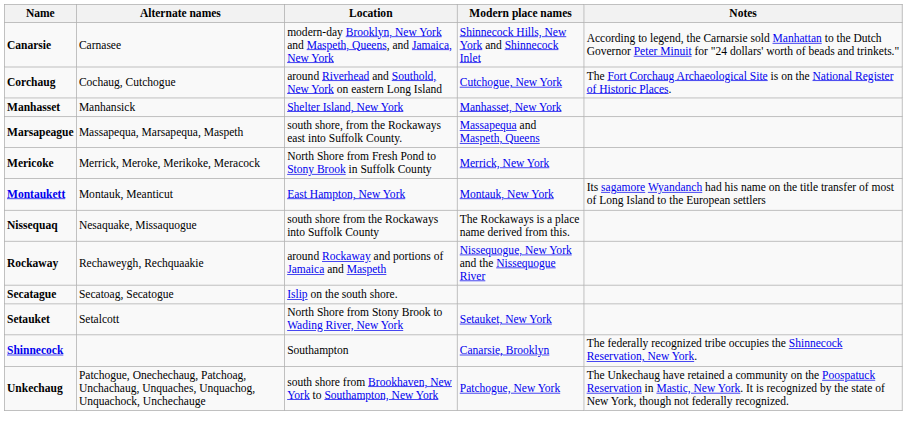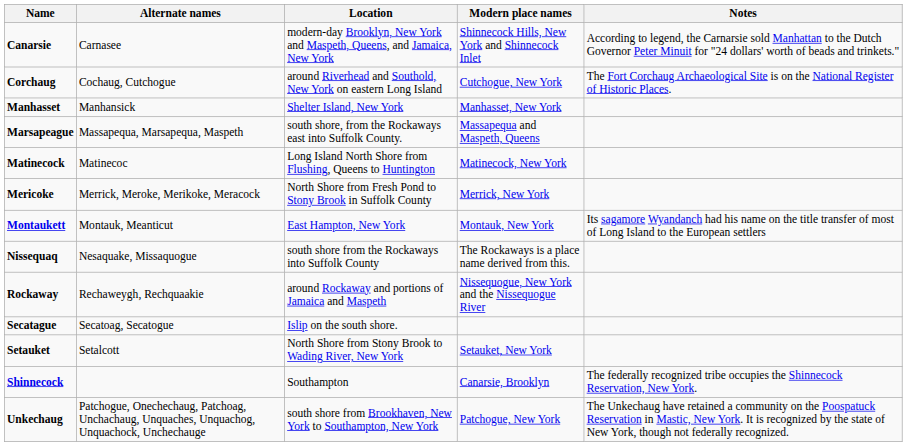+ row: (36, 163)
